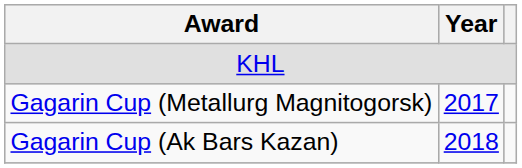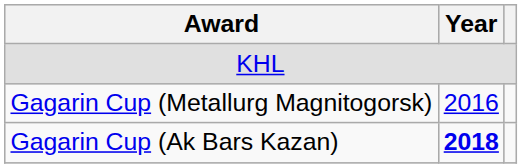(471, 102) 2017 -> (471, 102) 2016
(471, 142) normal -> (471, 142) bold
